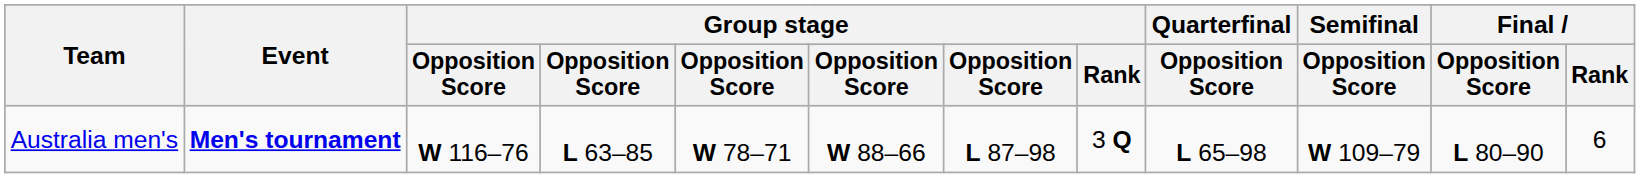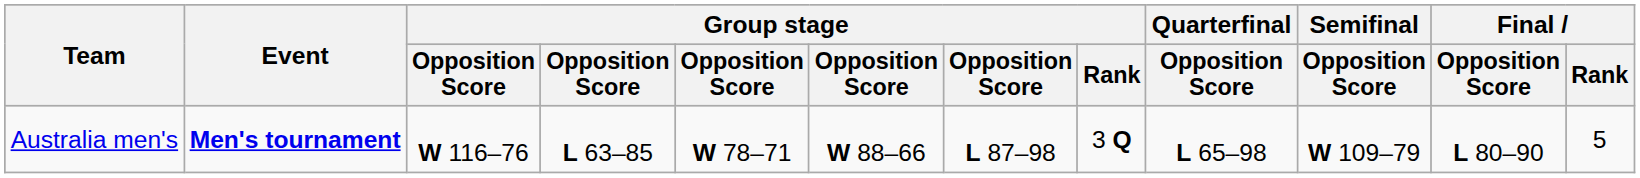(1600, 140) 6 -> (1600, 140) 5
